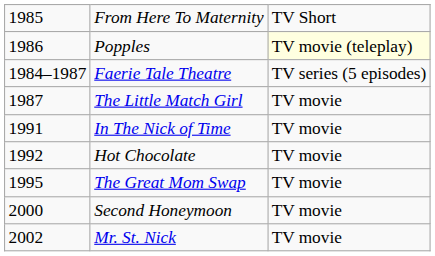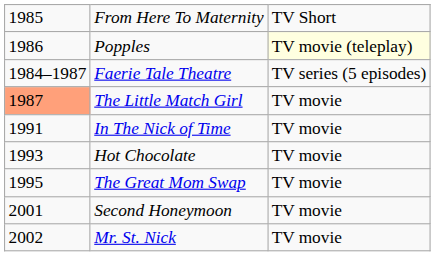(26, 100) no background -> (26, 100) lightsalmon background
(26, 155) 1992 -> (26, 155) 1993
(26, 210) 2000 -> (26, 210) 2001
